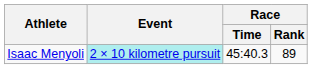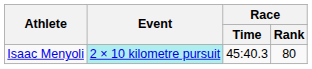(289, 54) 89 -> (289, 54) 80
